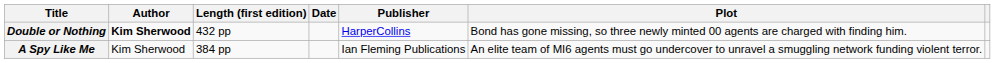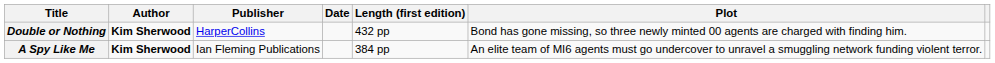columns swapped: (403, 13) <-> (251, 13)
(148, 49) normal -> (151, 49) bold
